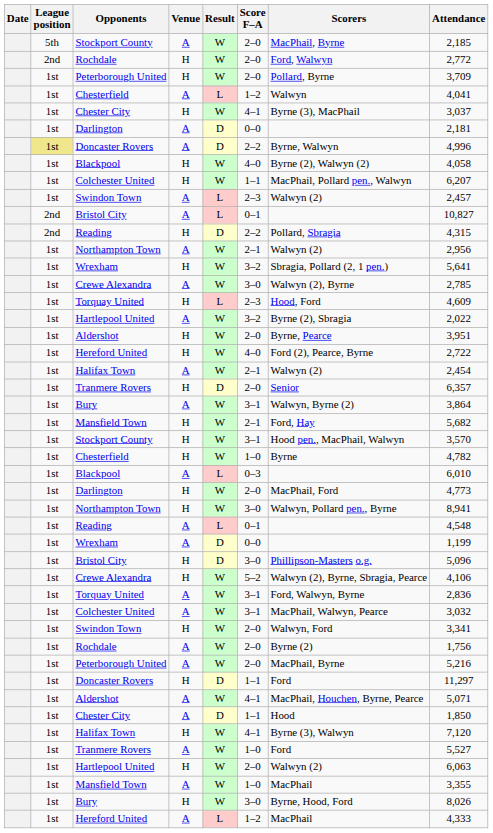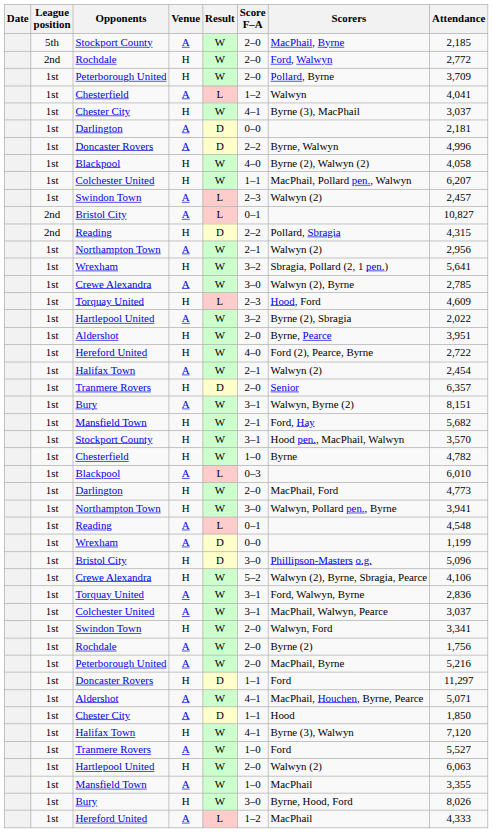(52, 146) khaki background -> (52, 146) no background
(459, 404) 3,864 -> (459, 404) 8,151
(459, 508) 8,941 -> (459, 508) 3,941
(459, 612) 3,032 -> (459, 612) 3,037
